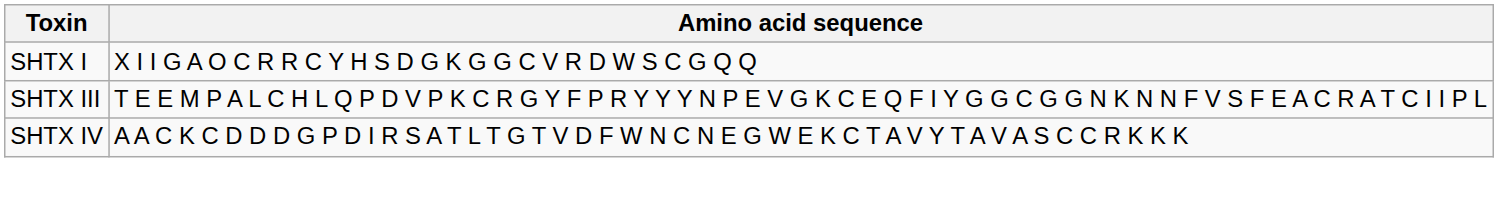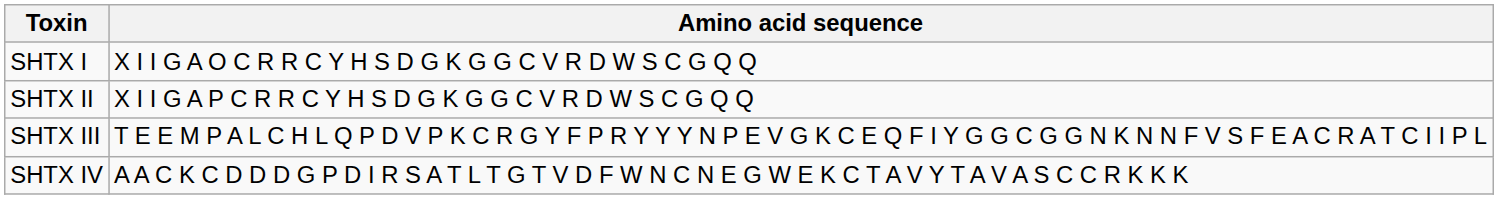+ row: (52, 99)
